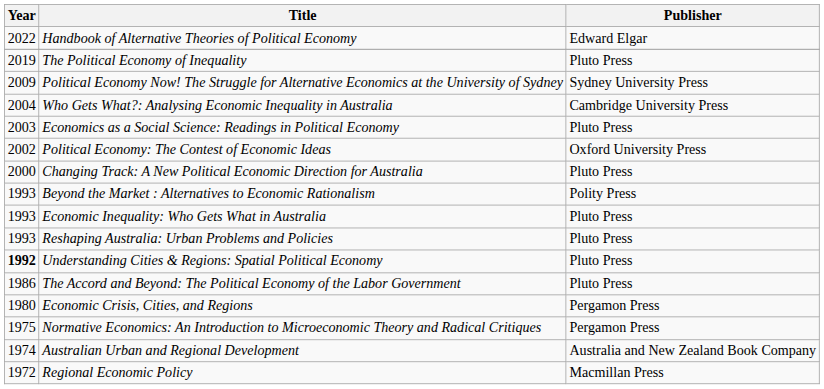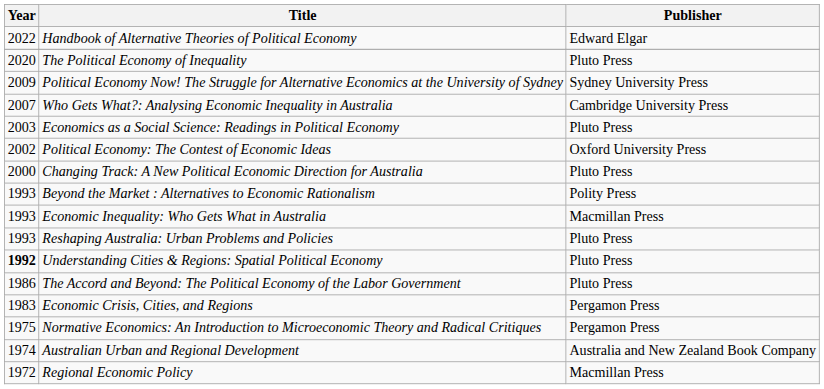(22, 60) 2019 -> (22, 60) 2020
(22, 104) 2004 -> (22, 104) 2007
(601, 216) Pluto Press -> (617, 216) Macmillan Press
(22, 305) 1980 -> (22, 305) 1983
